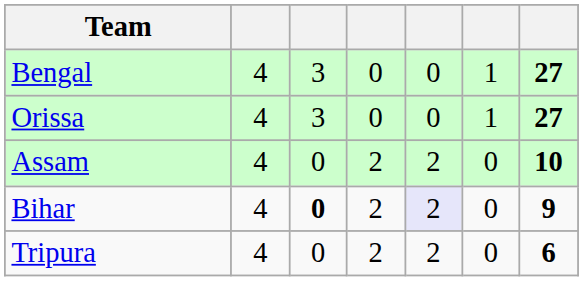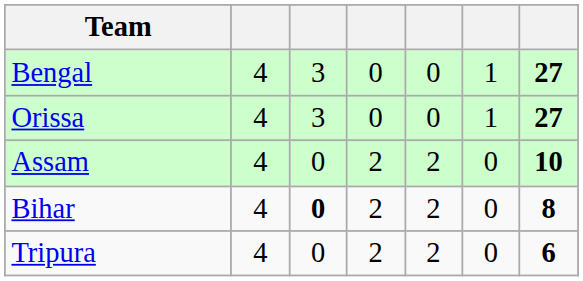(433, 207) lavender background -> (433, 207) no background
(549, 207) 9 -> (549, 207) 8
